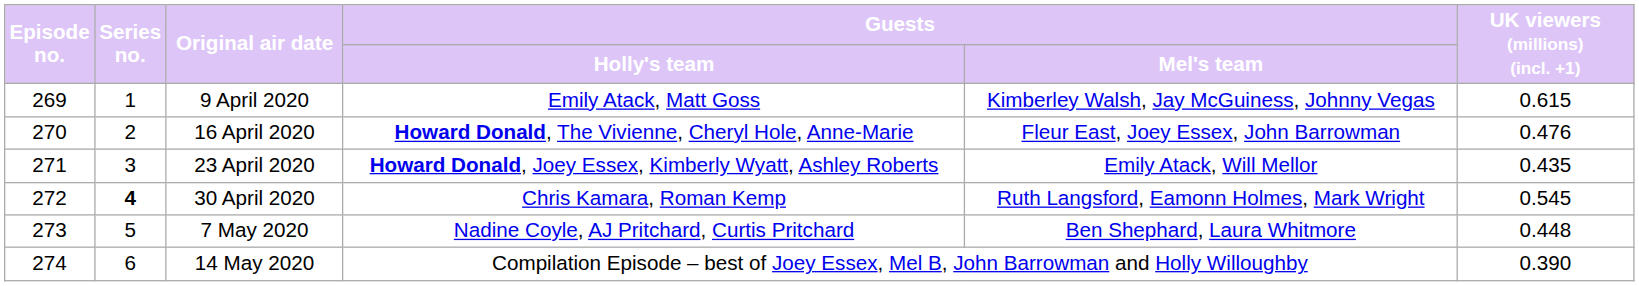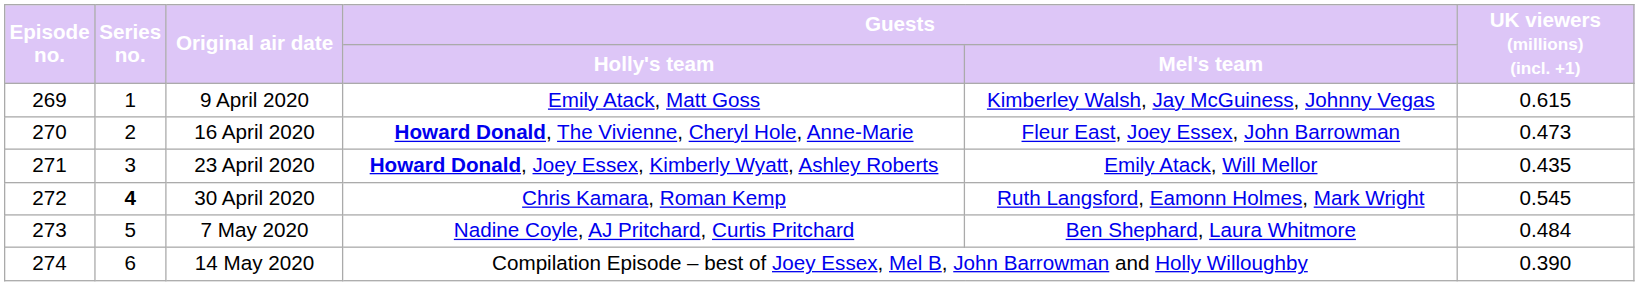(1545, 132) 0.476 -> (1545, 132) 0.473
(1545, 230) 0.448 -> (1545, 230) 0.484
